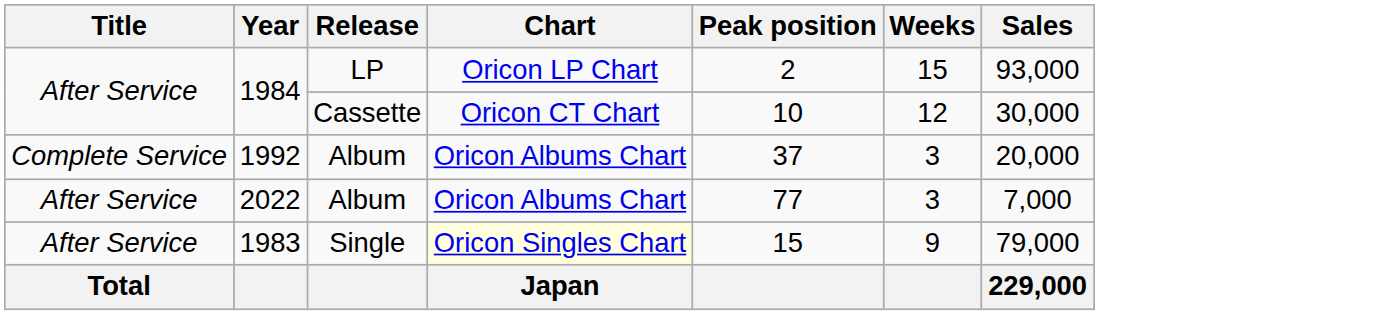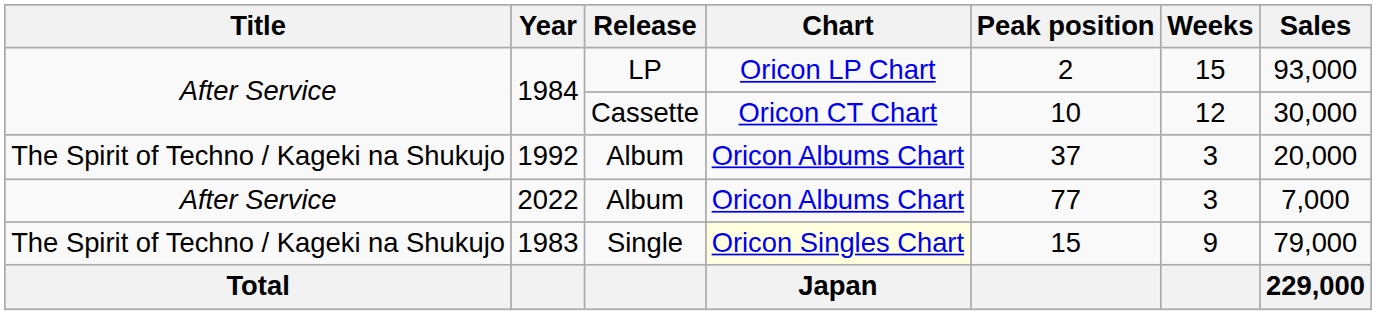(119, 156) Complete Service -> (258, 156) The Spirit of Techno / Kageki na Shukujo
(119, 243) After Service -> (258, 243) The Spirit of Techno / Kageki na Shukujo
